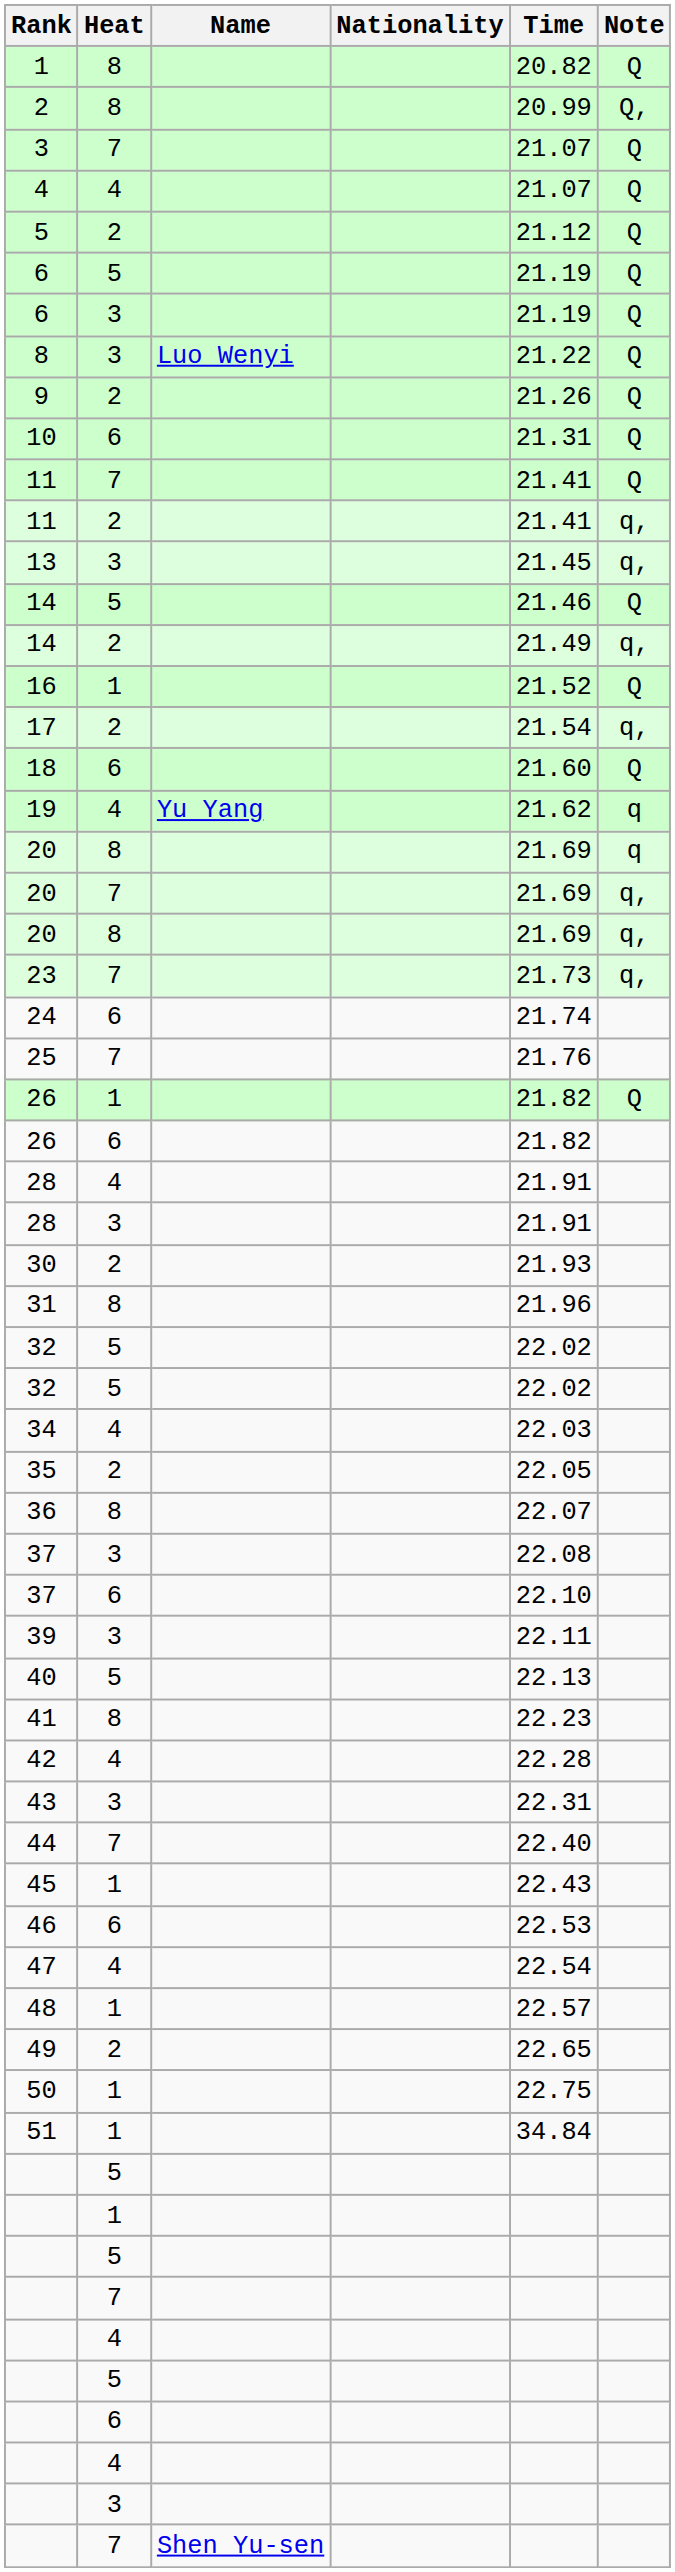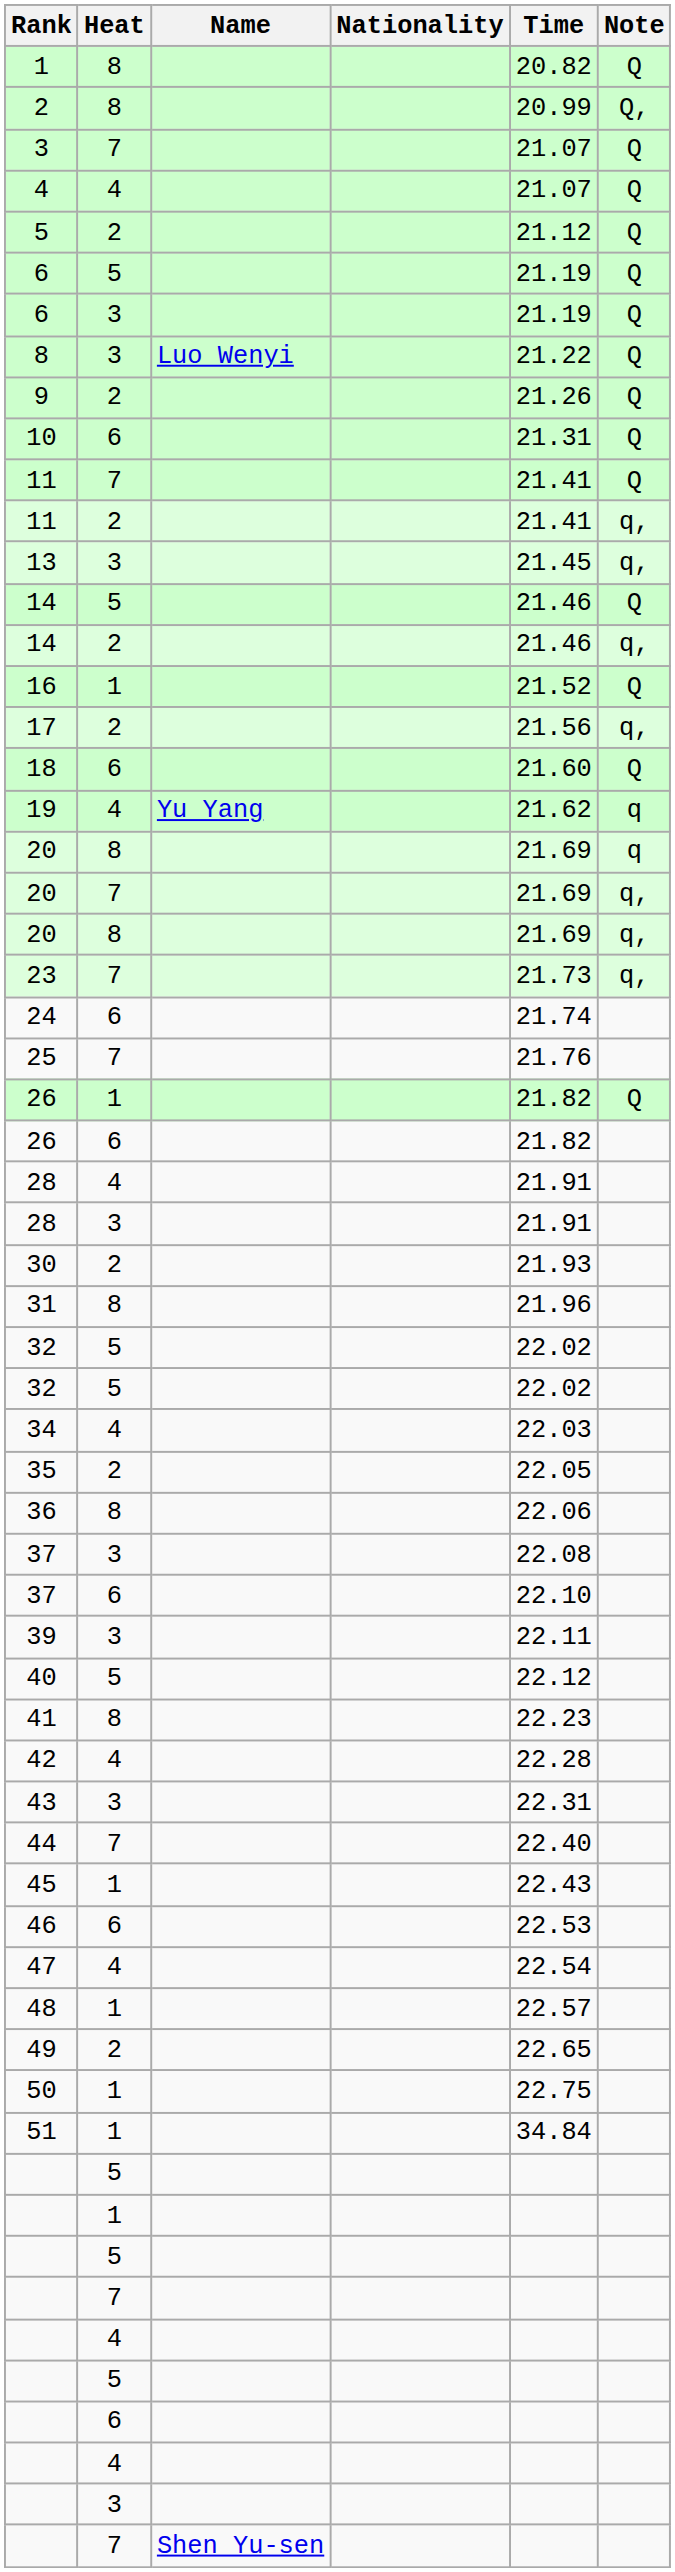(554, 645) 21.49 -> (554, 645) 21.46
(554, 728) 21.54 -> (554, 728) 21.56
(554, 1513) 22.07 -> (554, 1513) 22.06
(554, 1678) 22.13 -> (554, 1678) 22.12
